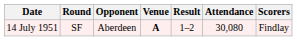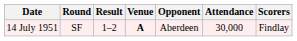columns swapped: (117, 12) <-> (187, 12)
(229, 28) 30,080 -> (229, 28) 30,000
